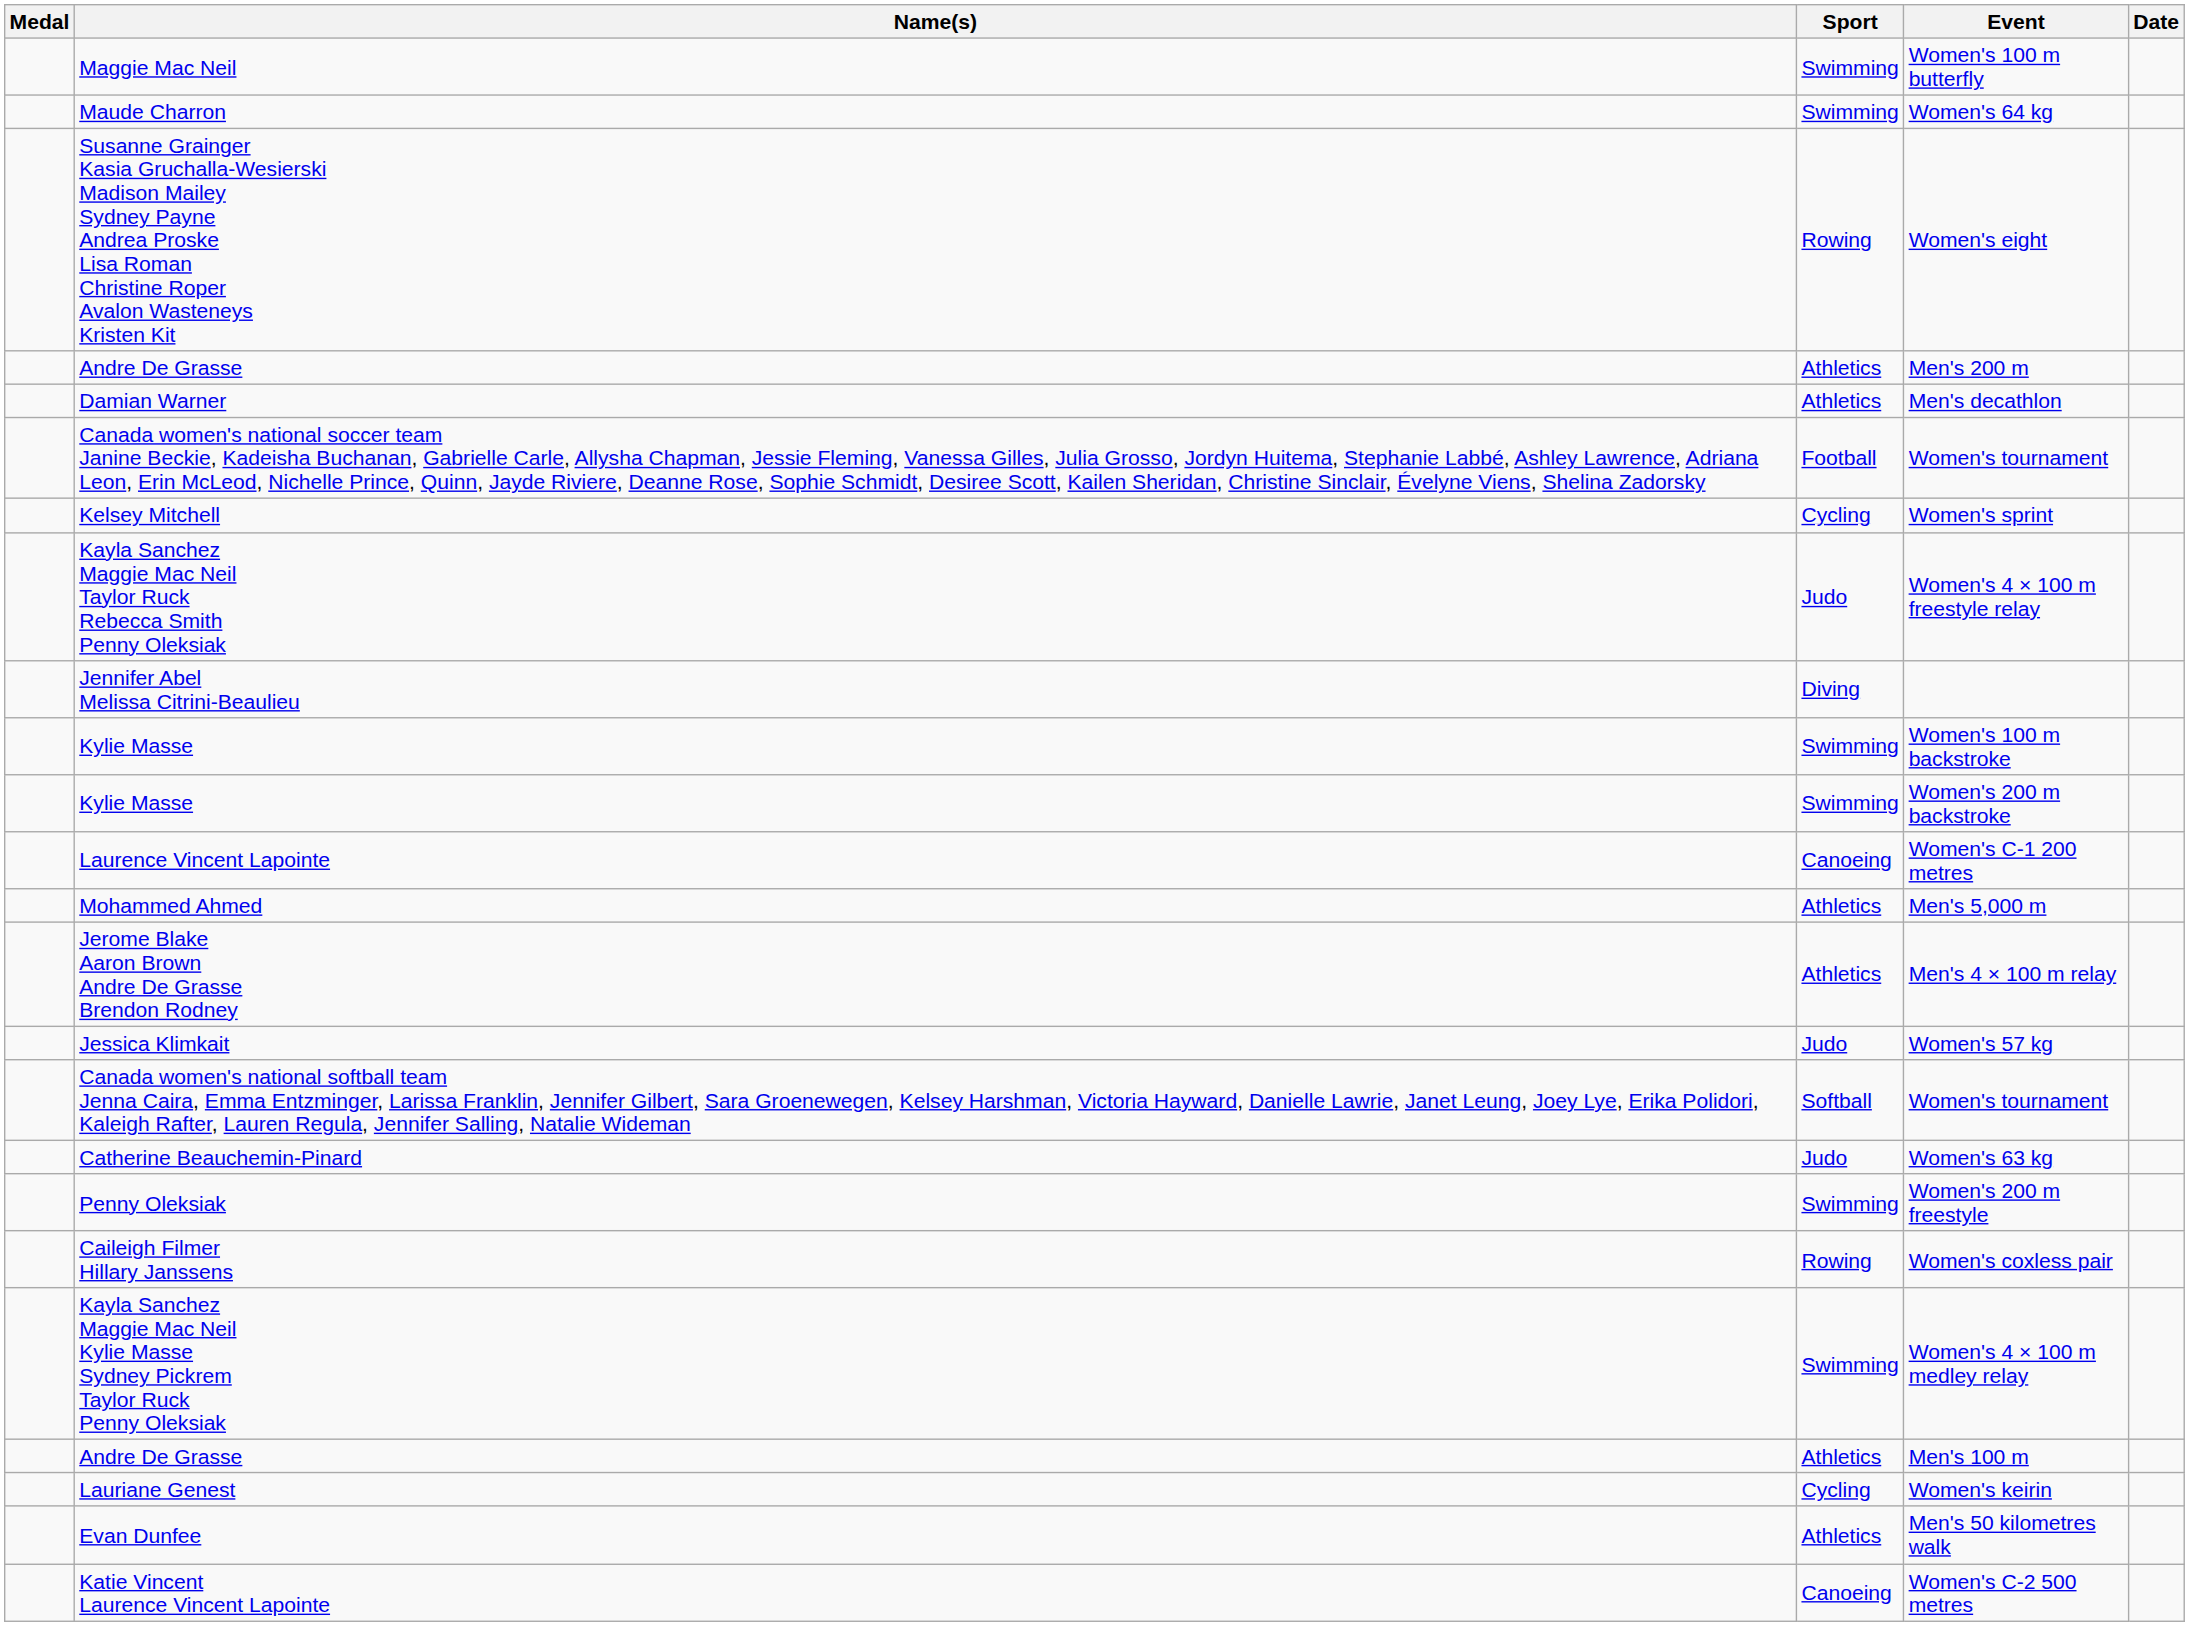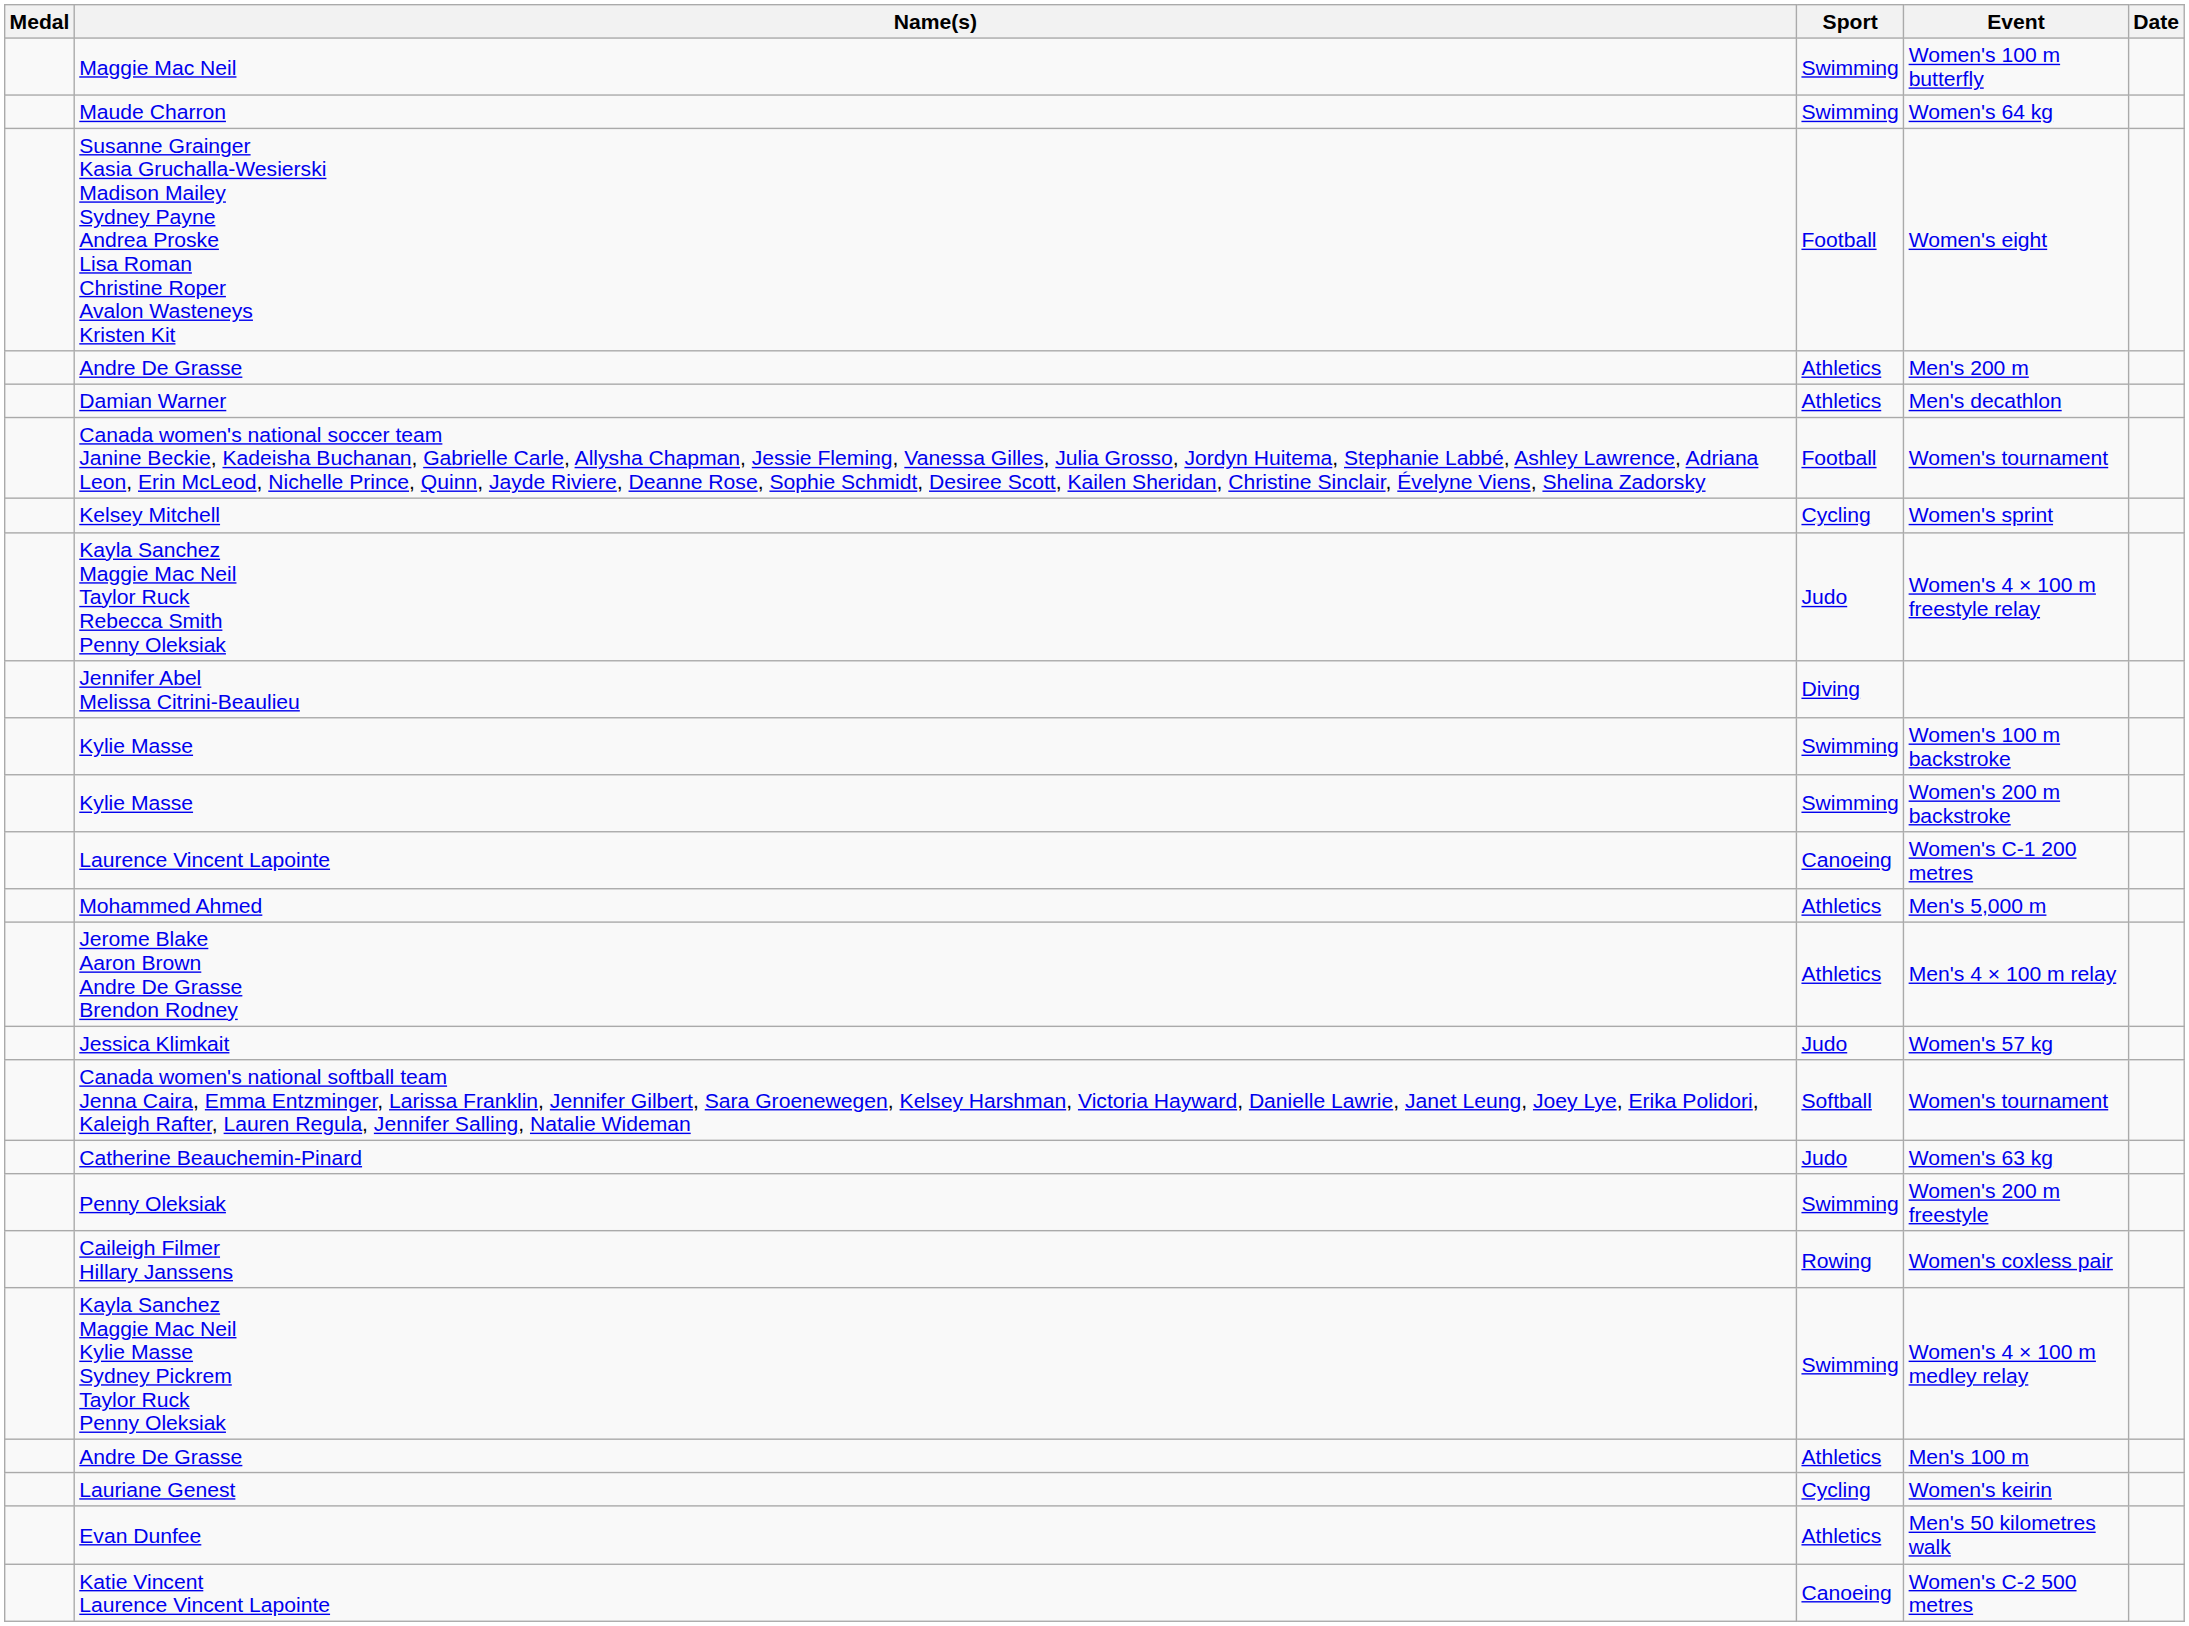(1837, 240) Rowing -> (1839, 240) Football
